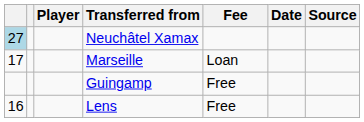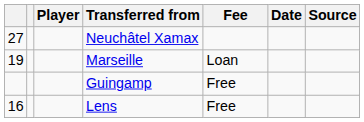(16, 38) lightblue background -> (16, 38) no background
(16, 60) 17 -> (16, 60) 19
